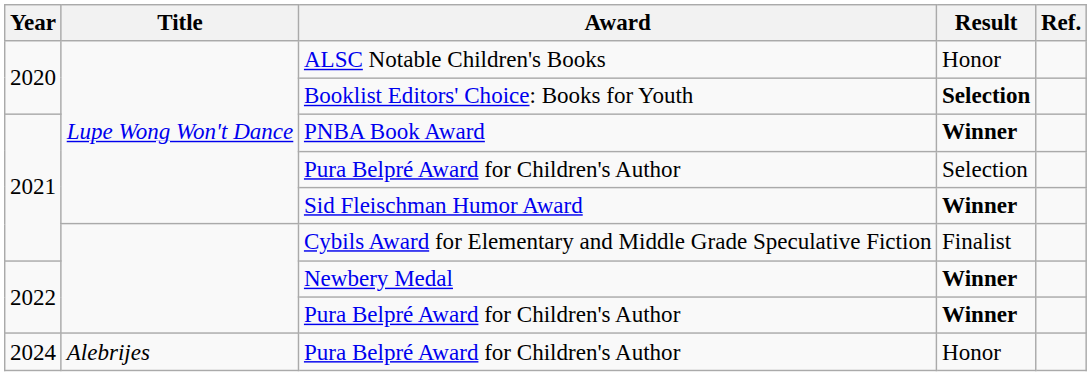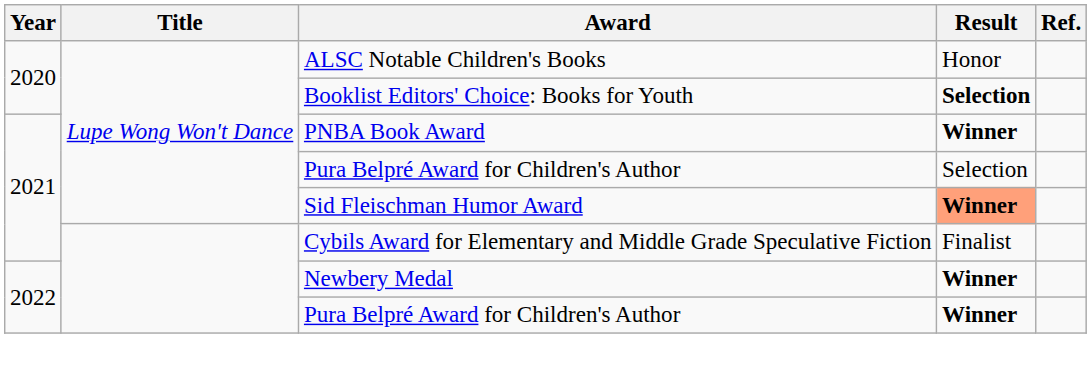(980, 205) no background -> (980, 205) lightsalmon background
- row: (33, 351)
